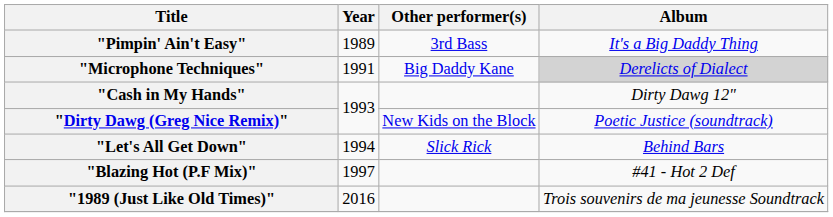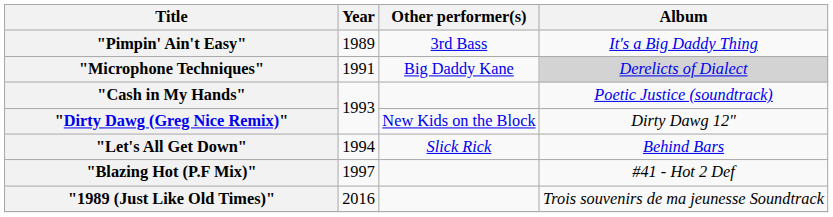(684, 95) Dirty Dawg 12" -> (684, 95) Poetic Justice (soundtrack)
(684, 120) Poetic Justice (soundtrack) -> (684, 120) Dirty Dawg 12"
